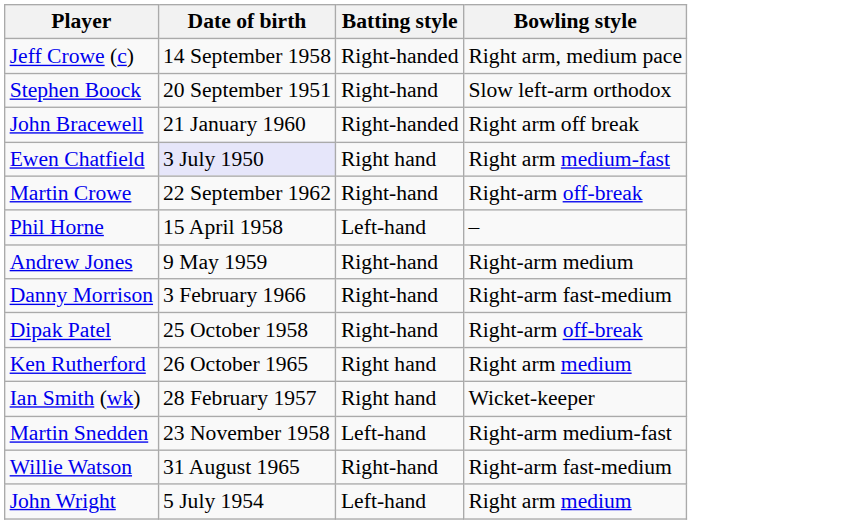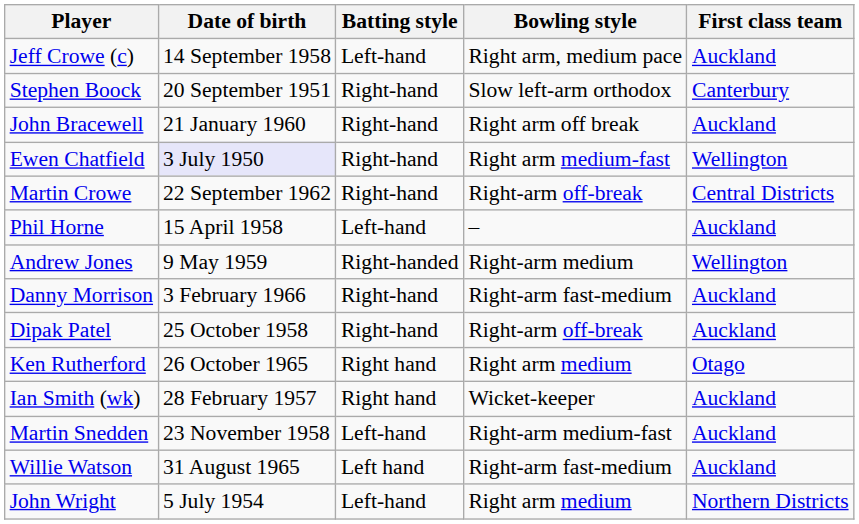+ column: (770, 21)
(400, 55) Right-handed -> (384, 55) Left-hand
(400, 124) Right-handed -> (390, 124) Right-hand
(389, 158) Right hand -> (390, 158) Right-hand
(390, 261) Right-hand -> (400, 261) Right-handed
(390, 466) Right-hand -> (383, 466) Left hand
